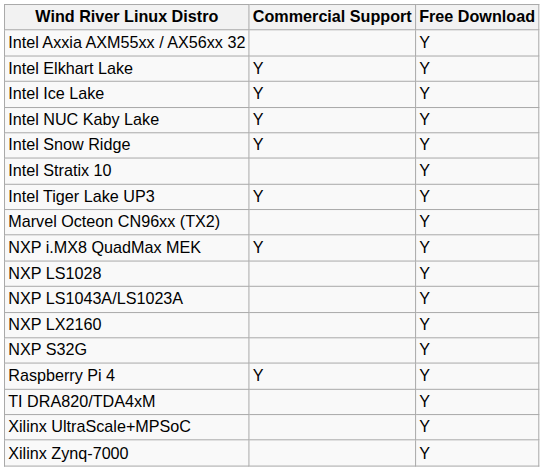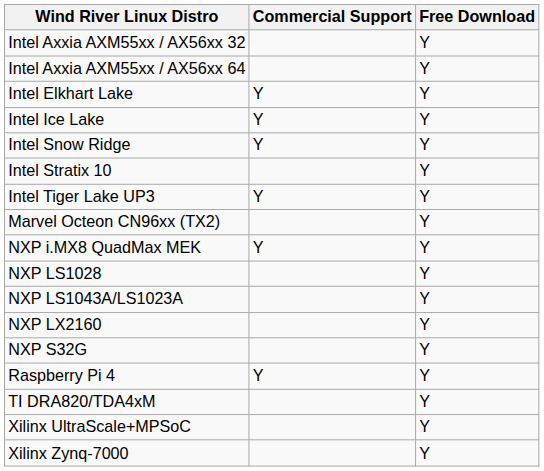+ row: (127, 68)
- row: (84, 119)
